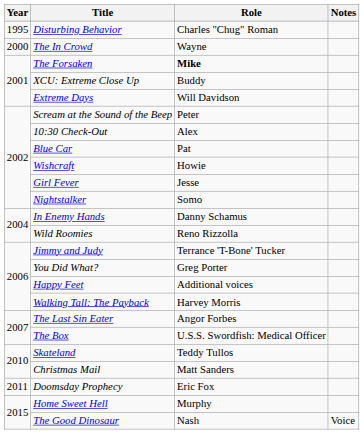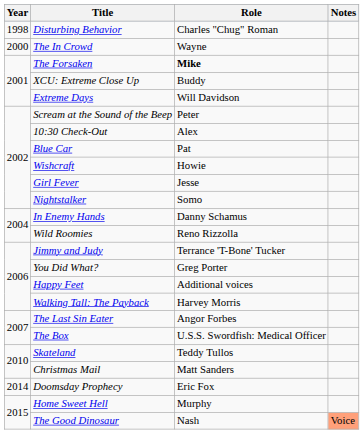(18, 30) 1995 -> (18, 30) 1998
(17, 387) 2011 -> (18, 387) 2014
(343, 421) no background -> (343, 421) lightsalmon background
